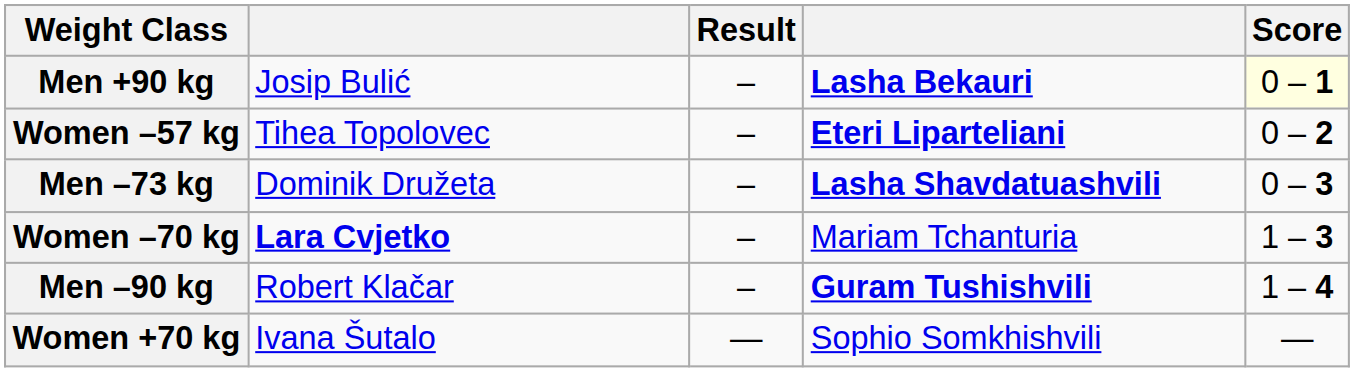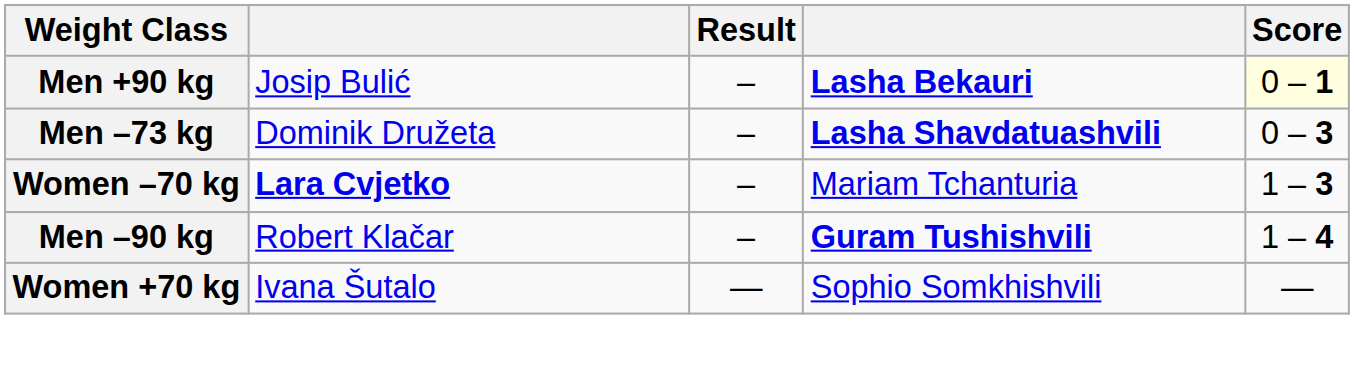- row: (126, 133)
